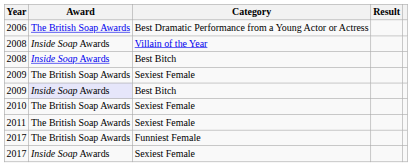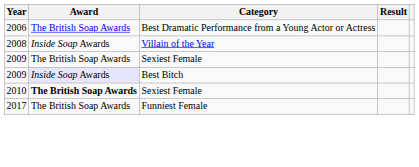- row: (17, 59)
(81, 106) normal -> (84, 91) bold
- row: (16, 122)
- row: (17, 153)
